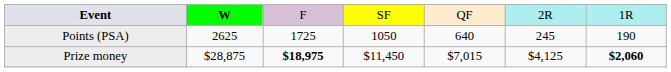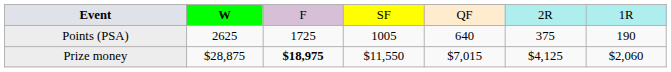(384, 36) 1050 -> (384, 36) 1005
(545, 36) 245 -> (545, 36) 375
(384, 57) $11,450 -> (384, 57) $11,550
(626, 57) bold -> (626, 57) normal
